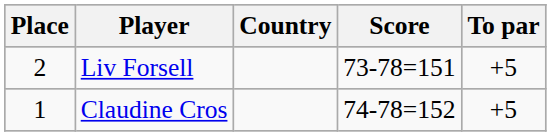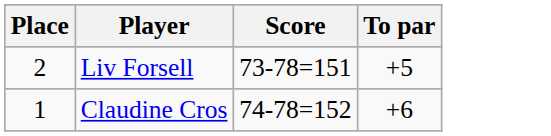- column: (285, 25)
(503, 109) +5 -> (399, 109) +6
